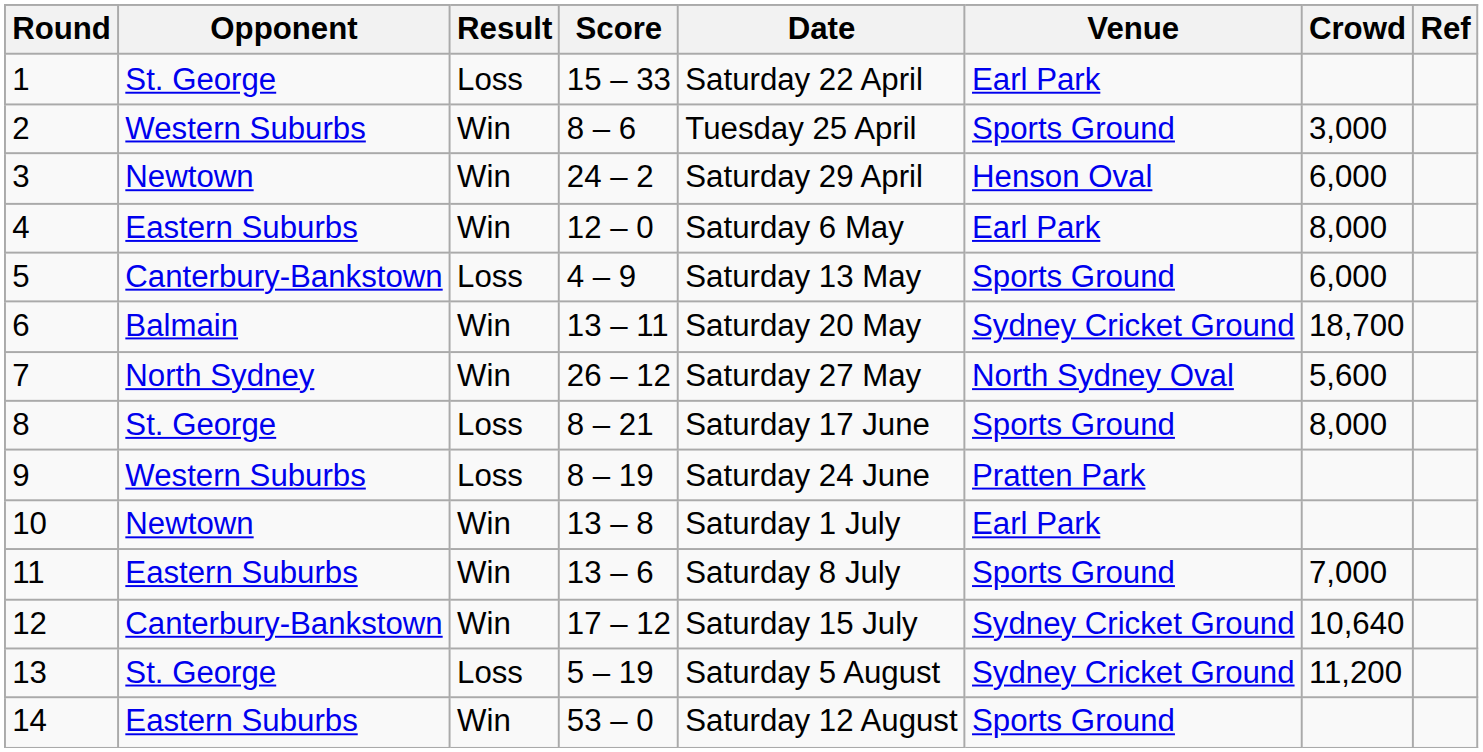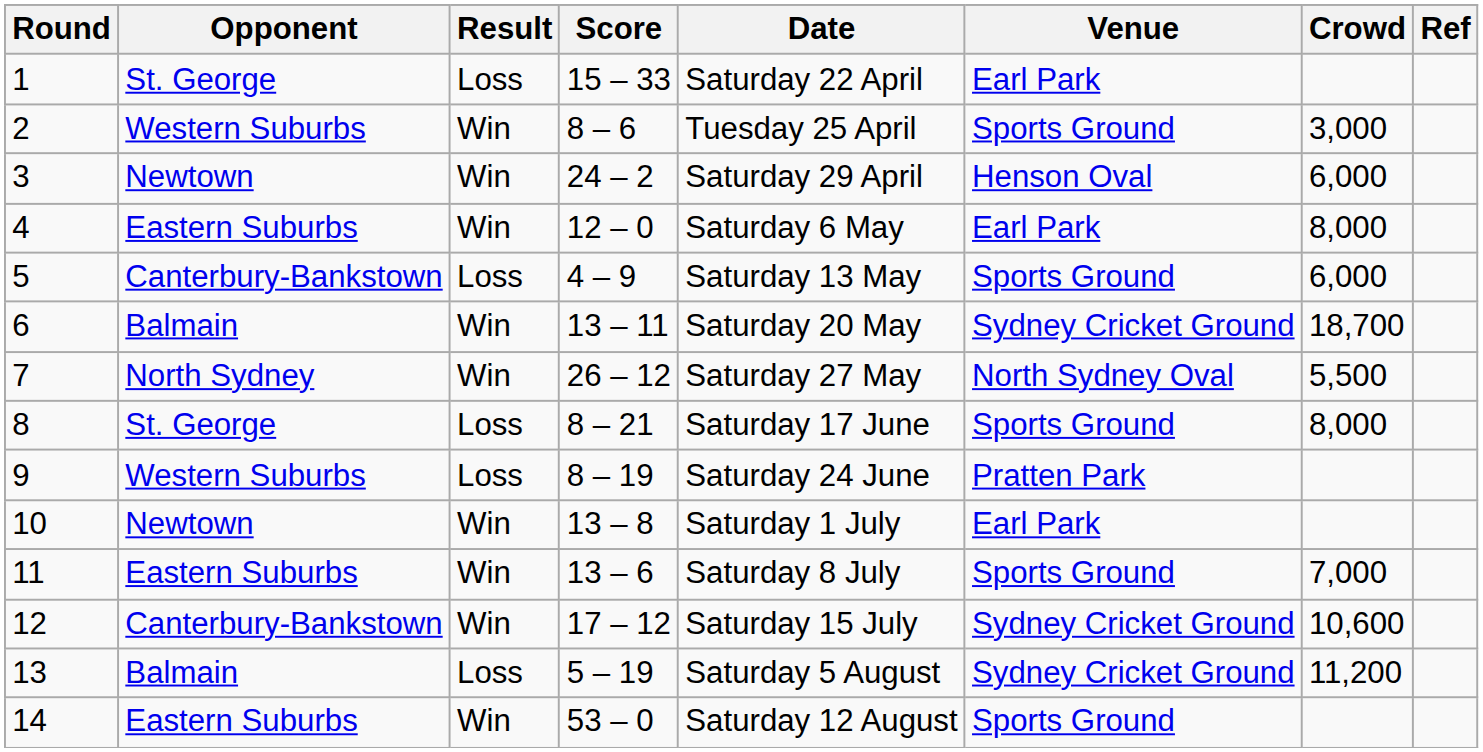(1348, 375) 5,600 -> (1348, 375) 5,500
(1357, 623) 10,640 -> (1357, 623) 10,600
(201, 672) St. George -> (182, 672) Balmain
